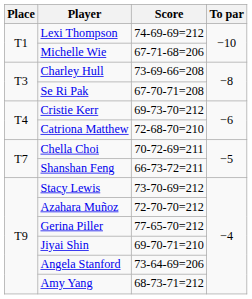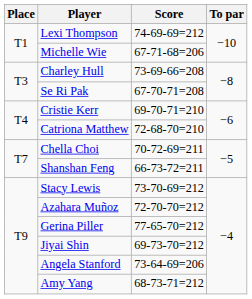(169, 110) 69-73-70=212 -> (169, 110) 69-70-71=210
(169, 245) 69-70-71=210 -> (169, 245) 69-73-70=212
